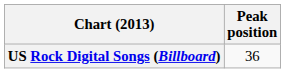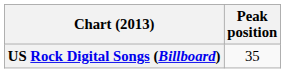(252, 56) 36 -> (252, 56) 35
